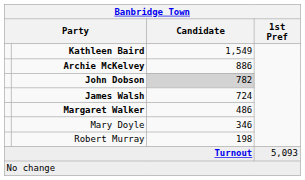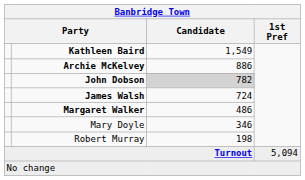(284, 154) 5,093 -> (284, 154) 5,094
